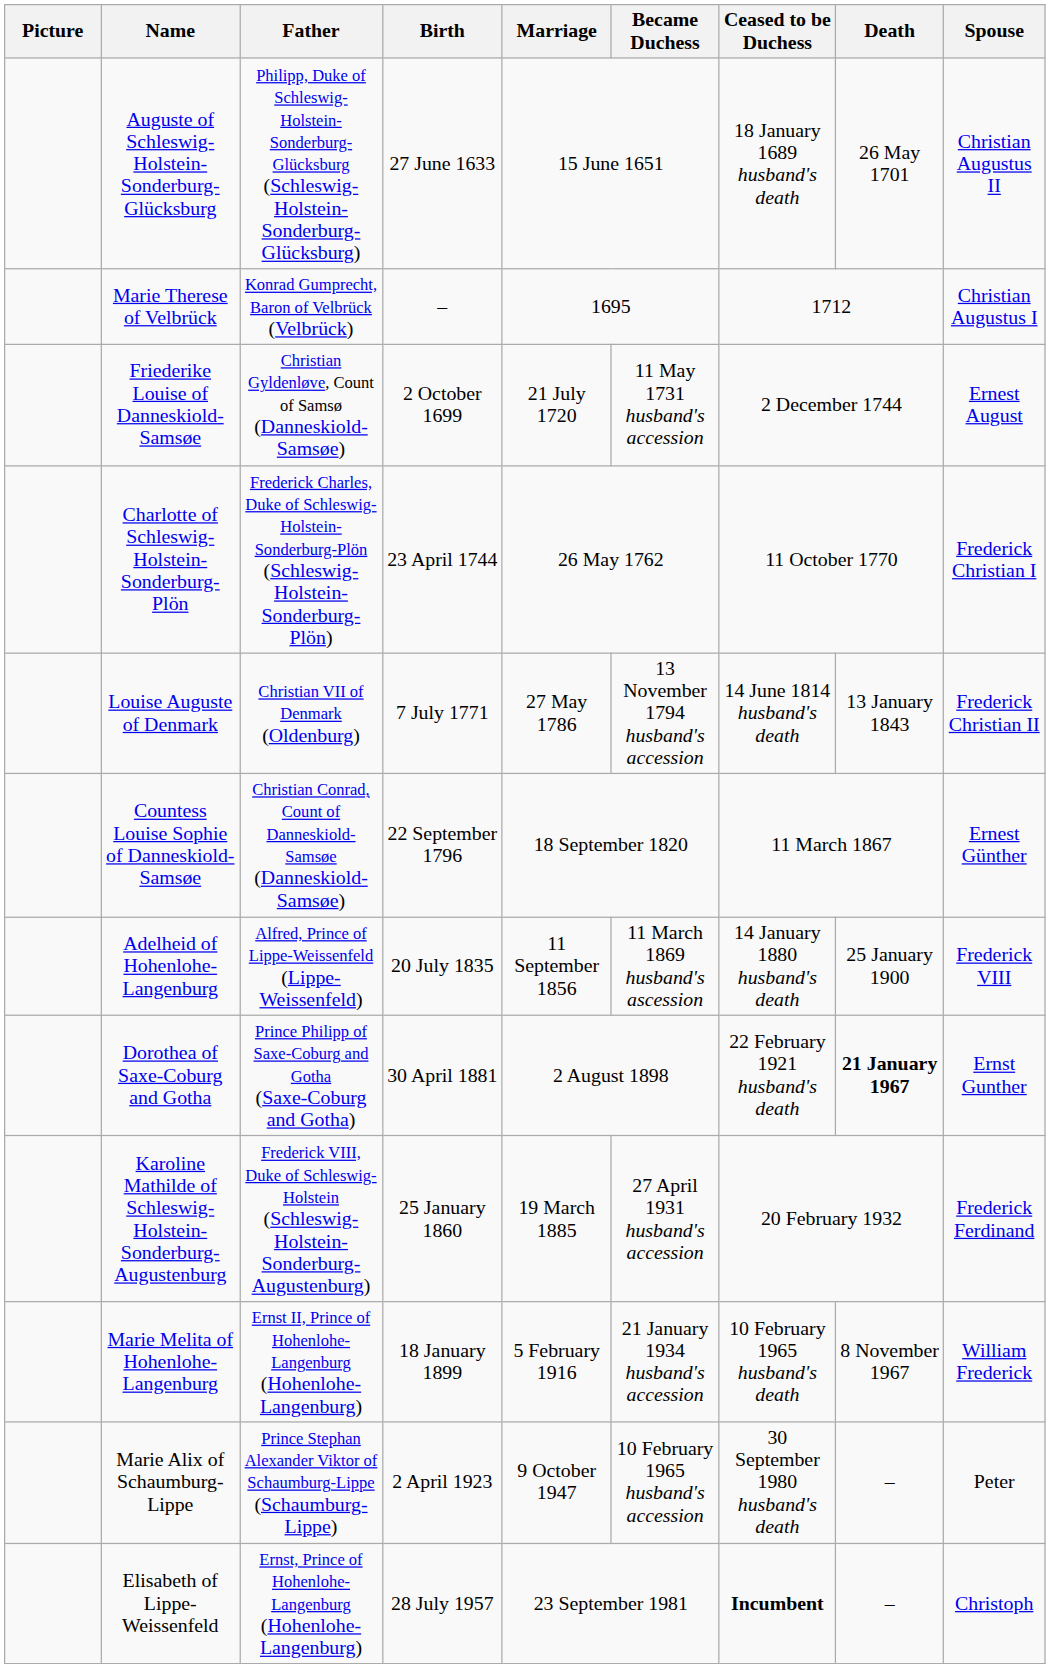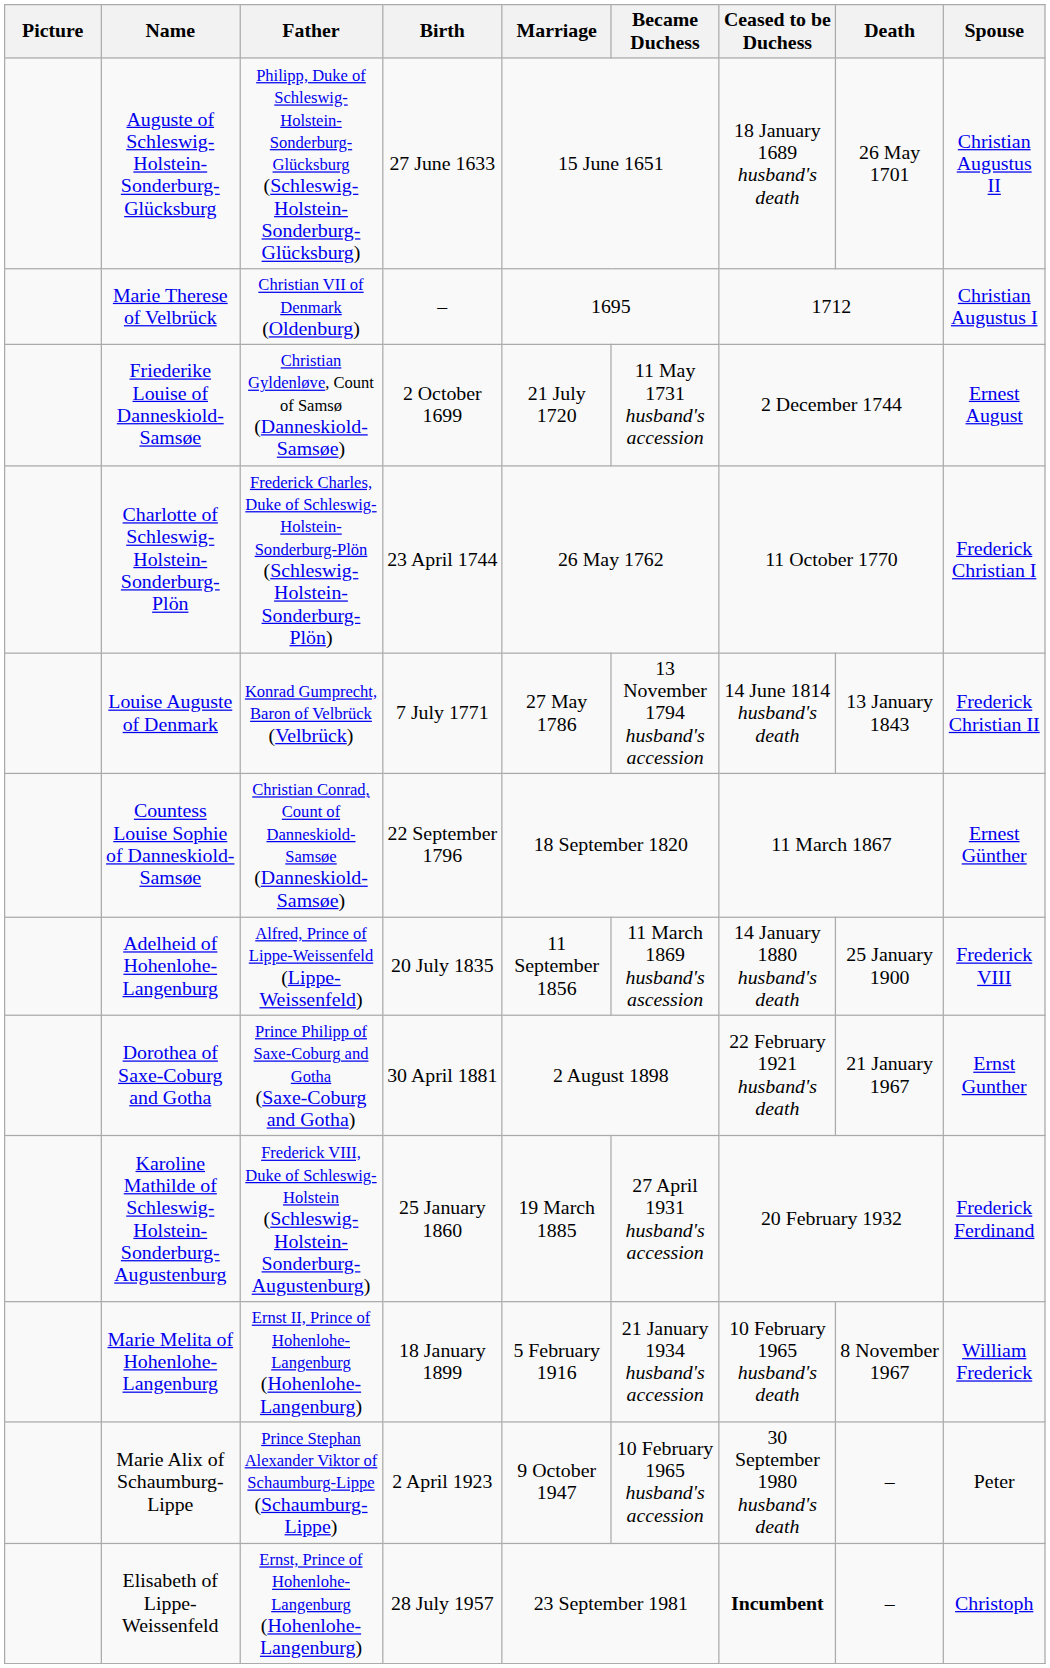(311, 307) Konrad Gumprecht, Baron of Velbrück (Velbrück) -> (311, 307) Christian VII of Denmark (Oldenburg)
(311, 714) Christian VII of Denmark (Oldenburg) -> (311, 714) Konrad Gumprecht, Baron of Velbrück (Velbrück)
(890, 1075) bold -> (890, 1075) normal
